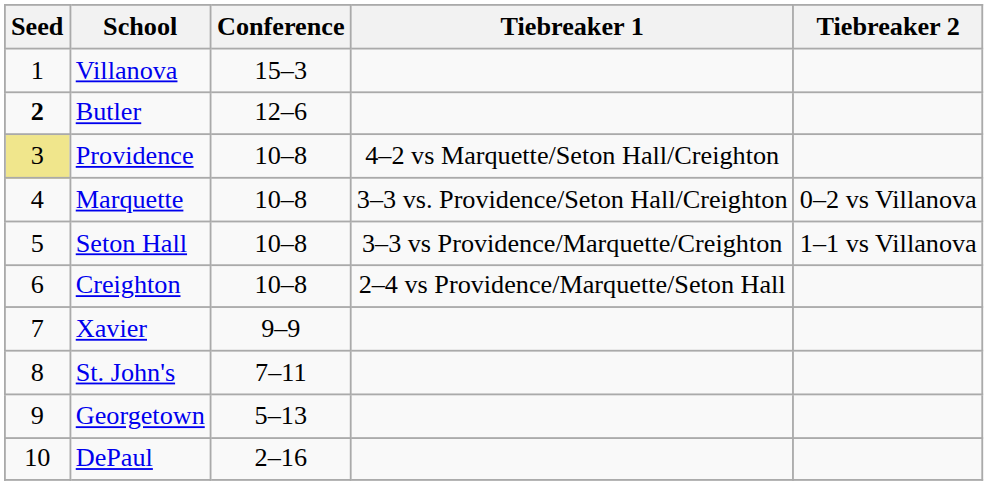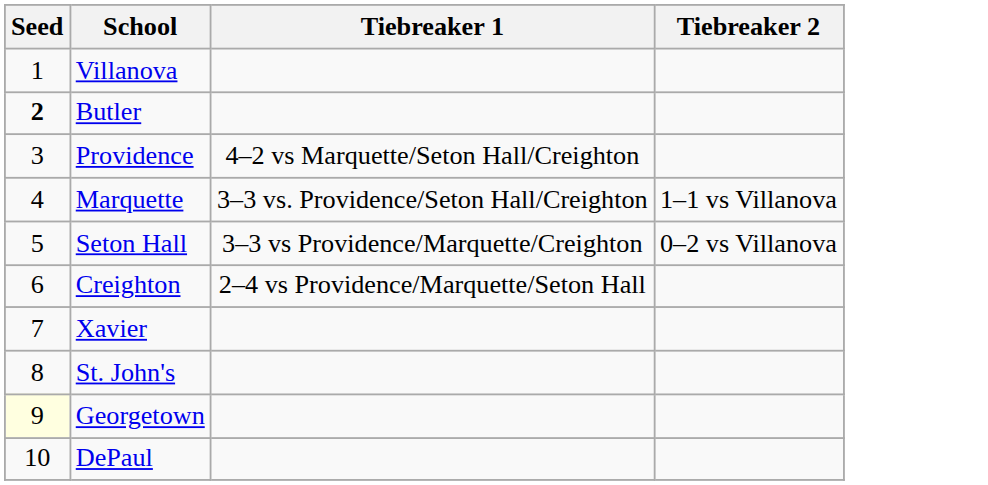- column: (281, 26)
(37, 156) khaki background -> (37, 156) no background
(888, 199) 0–2 vs Villanova -> (748, 199) 1–1 vs Villanova
(888, 242) 1–1 vs Villanova -> (748, 242) 0–2 vs Villanova
(37, 415) no background -> (37, 415) lightyellow background
